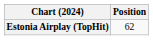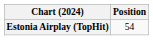(130, 27) 62 -> (130, 27) 54
